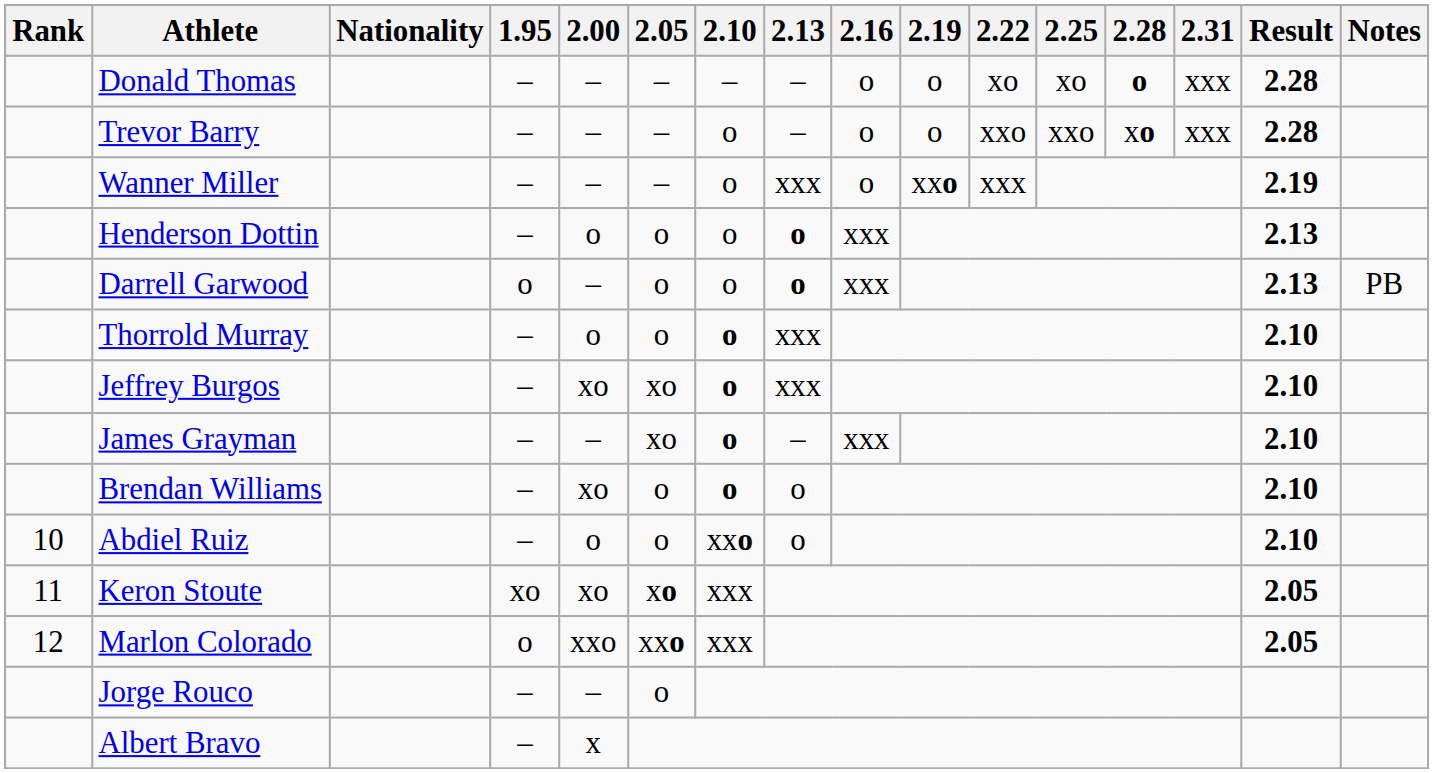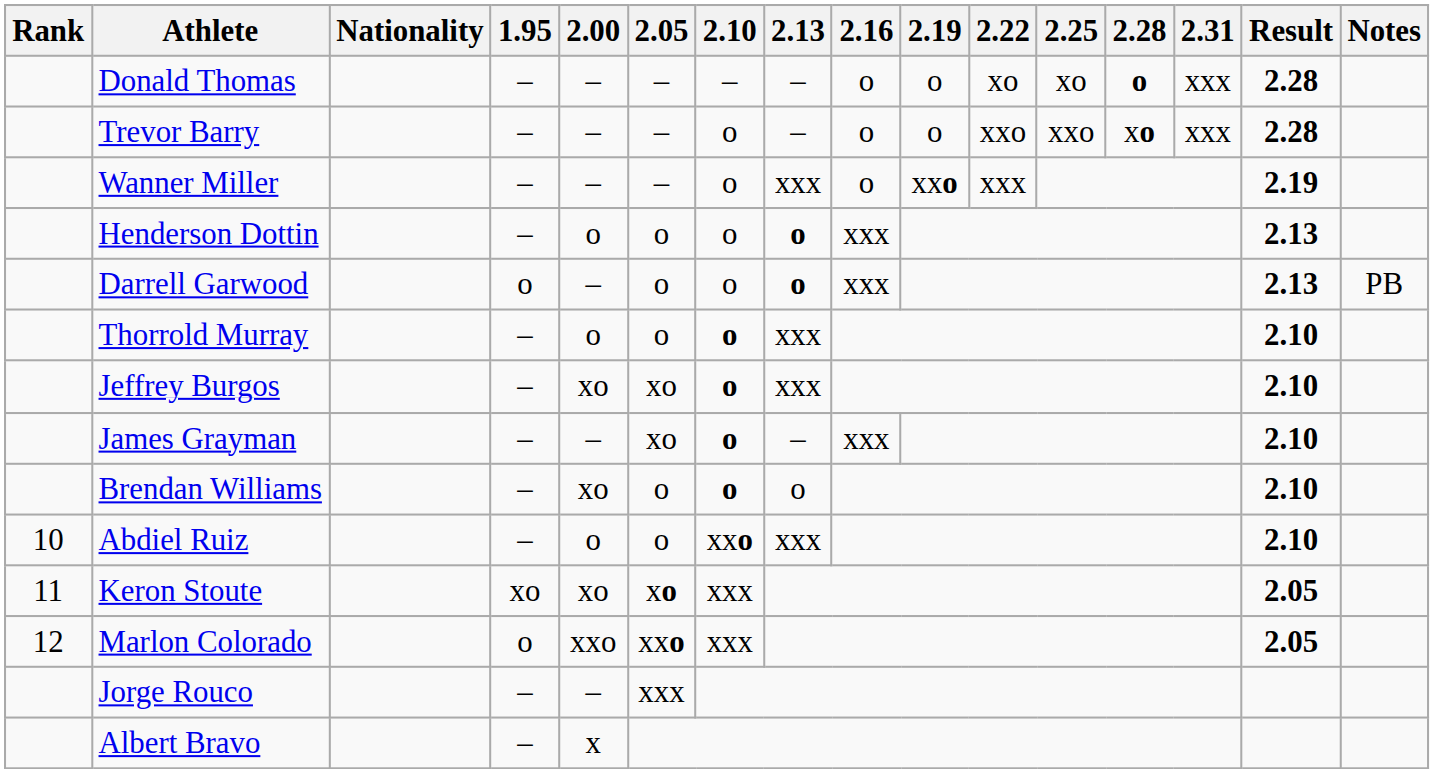(798, 538) o -> (798, 538) xxx
(661, 691) o -> (661, 691) xxx
